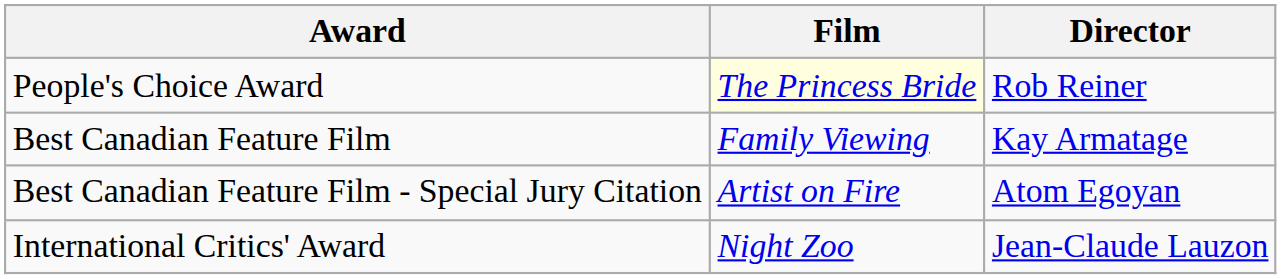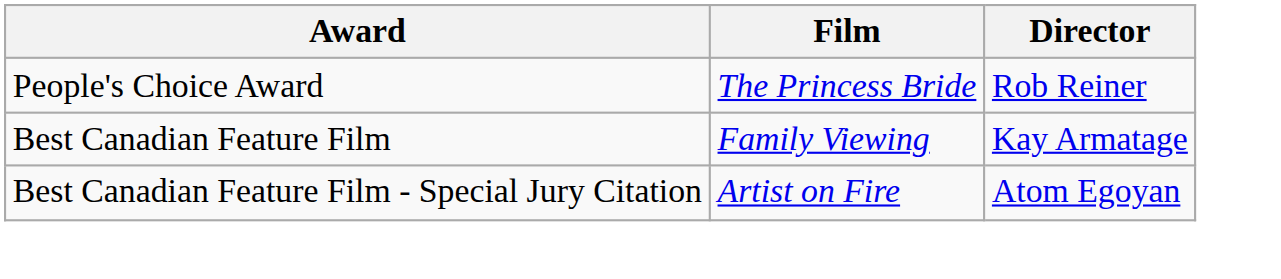(847, 84) lightyellow background -> (847, 84) no background
- row: (199, 245)
